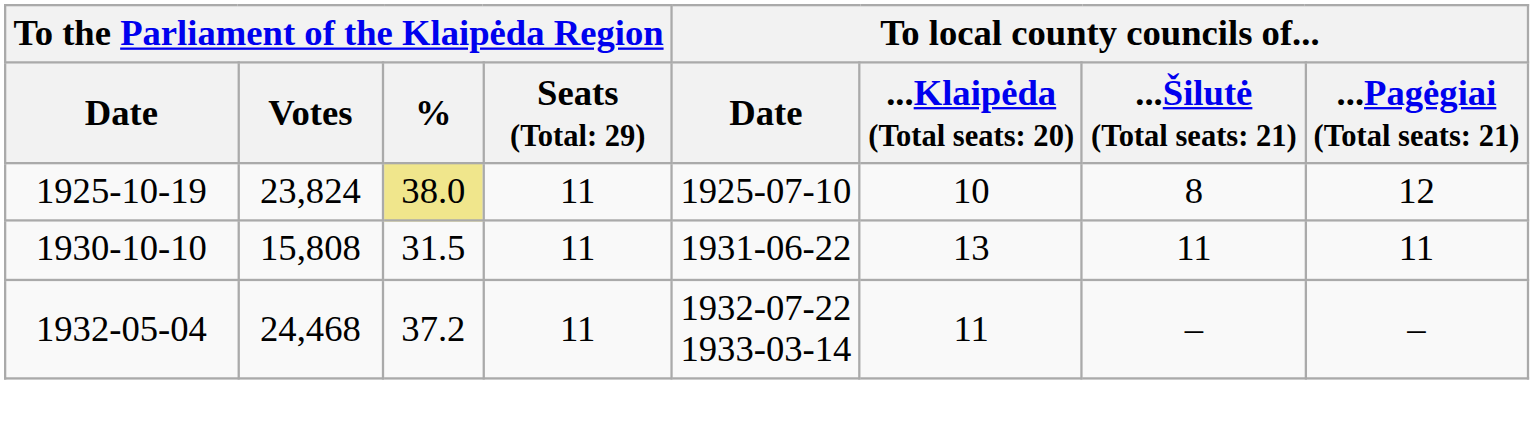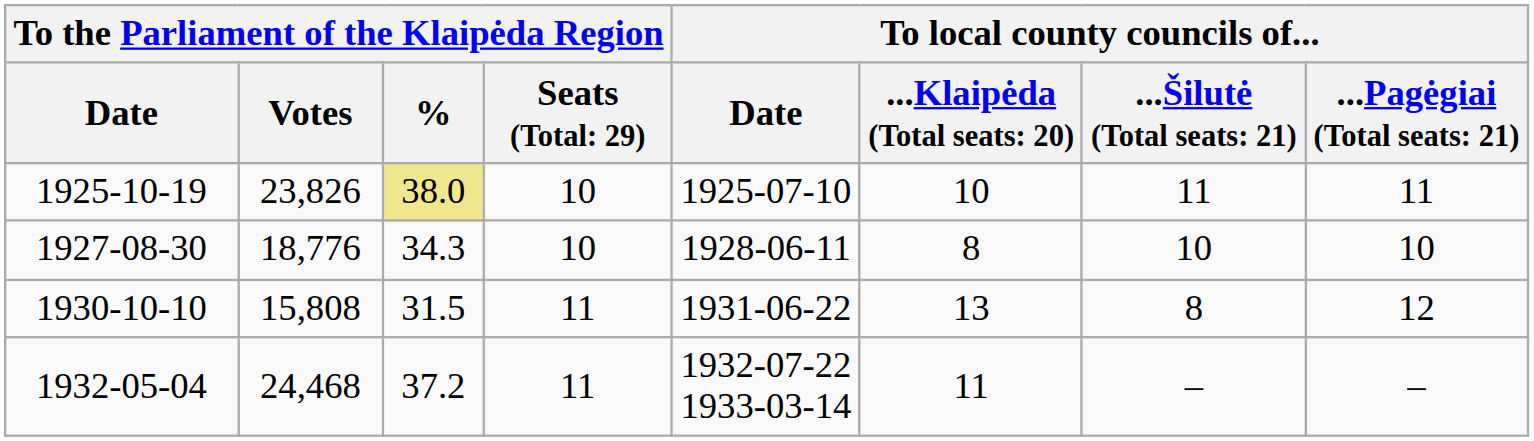(310, 190) 23,824 -> (310, 190) 23,826
(578, 190) 11 -> (578, 190) 10
(1194, 190) 8 -> (1194, 190) 11
(1416, 190) 12 -> (1416, 190) 11
+ row: (121, 249)
(1194, 249) 11 -> (1194, 307) 8
(1416, 249) 11 -> (1416, 307) 12
